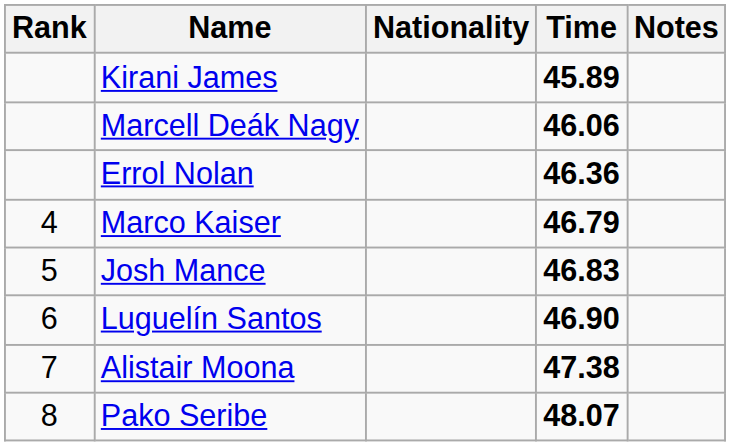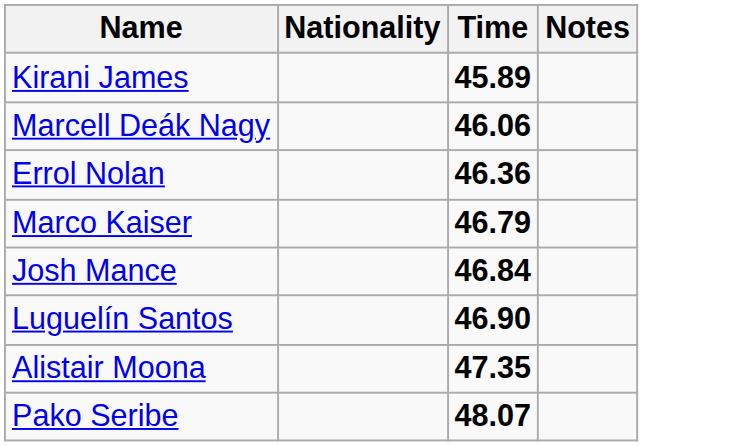- column: (49, 28)
(582, 271) 46.83 -> (493, 271) 46.84
(582, 367) 47.38 -> (493, 367) 47.35
